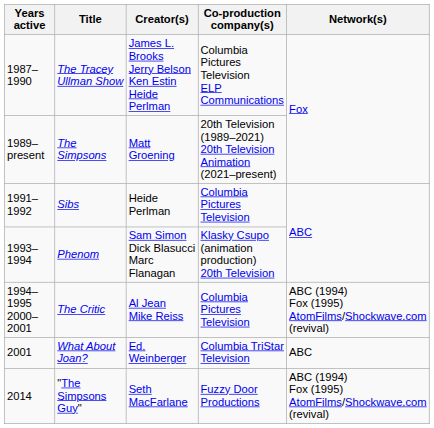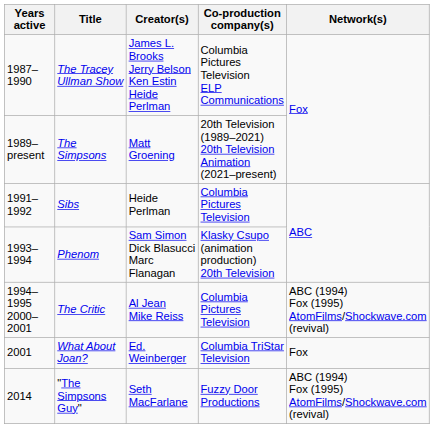(301, 353) ABC -> (298, 353) Fox
